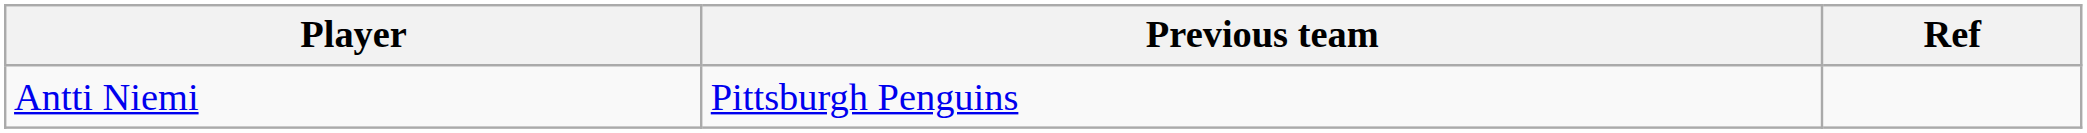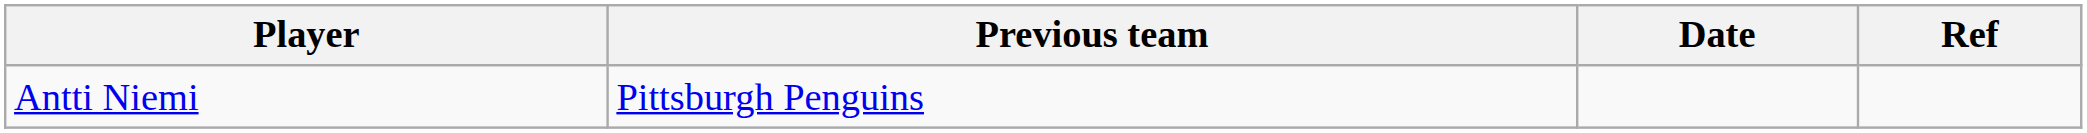+ column: (1717, 34)
